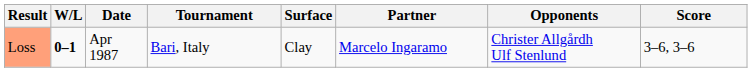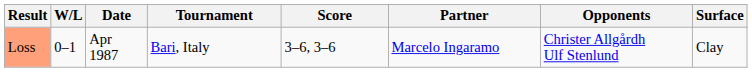columns swapped: (308, 16) <-> (694, 16)
(65, 47) bold -> (65, 47) normal
